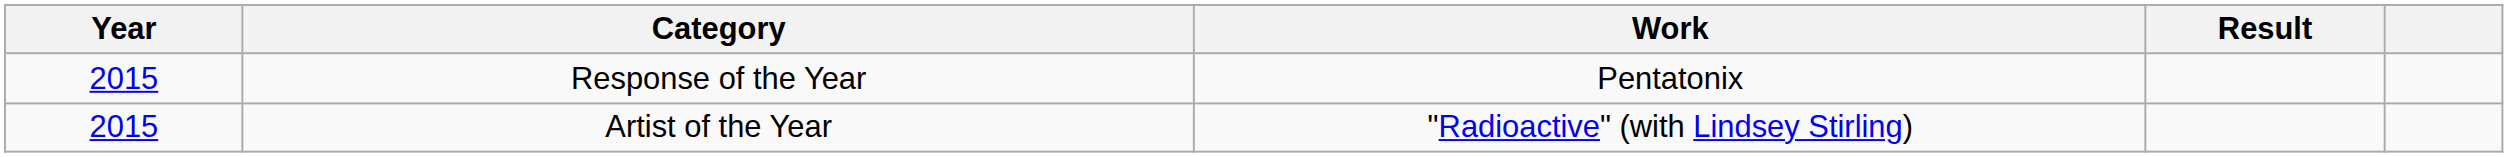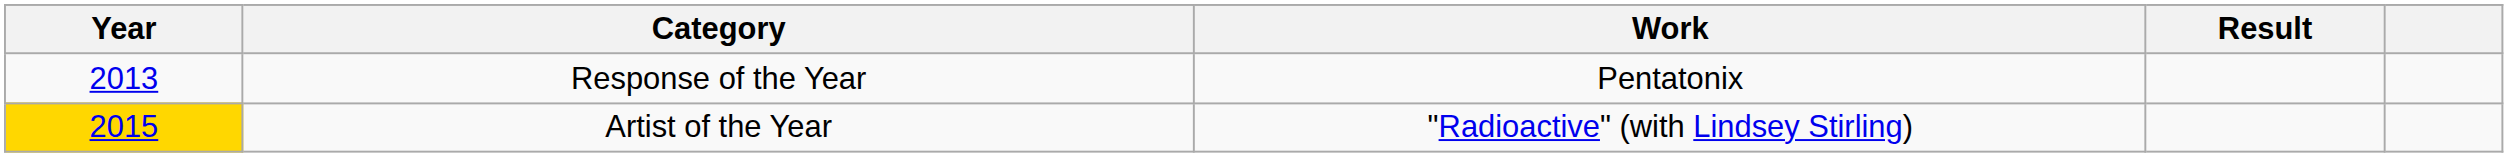(124, 77) 2015 -> (124, 77) 2013
(124, 126) no background -> (124, 126) gold background
